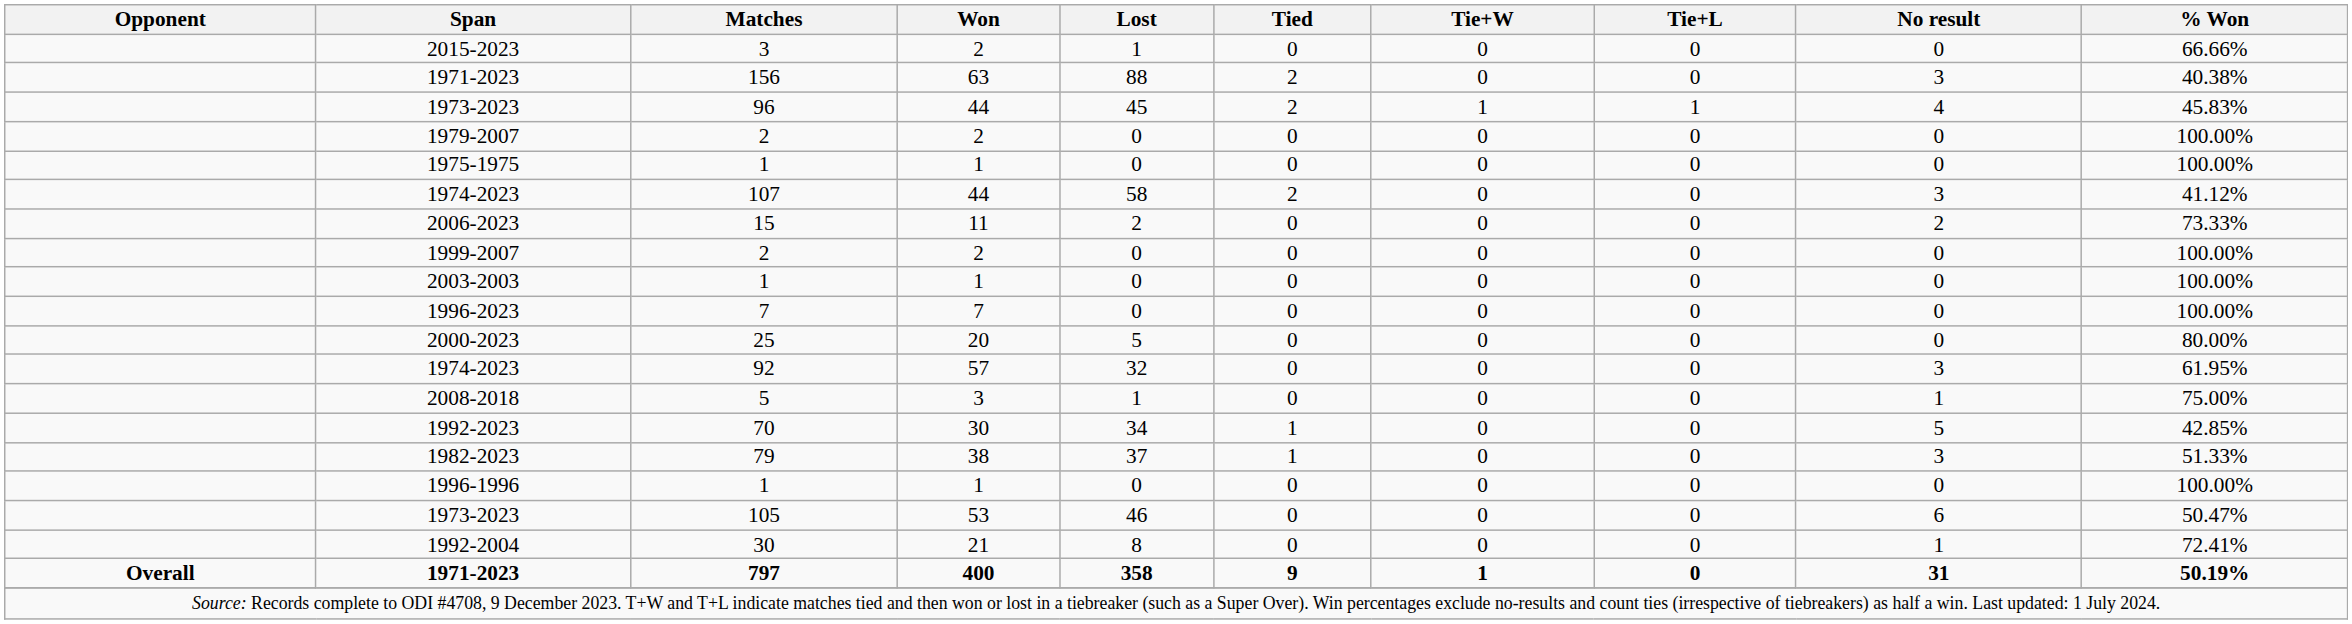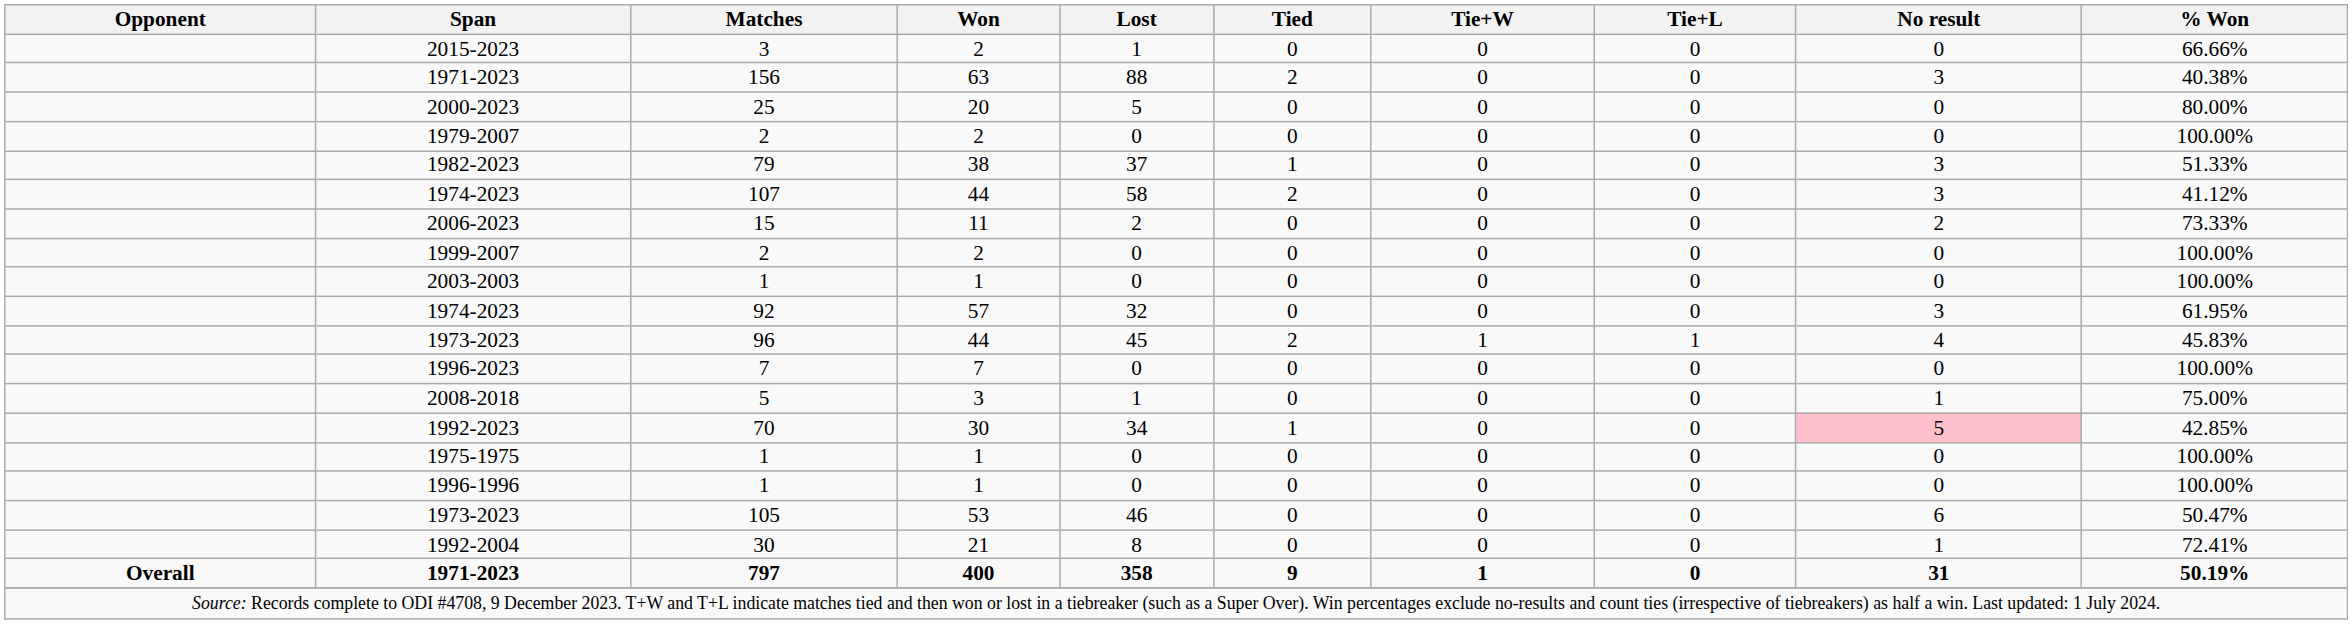rows swapped: (473, 340) <-> (473, 106)
rows swapped: (473, 165) <-> (473, 456)
rows swapped: (473, 311) <-> (473, 369)
(1939, 427) no background -> (1939, 427) pink background
